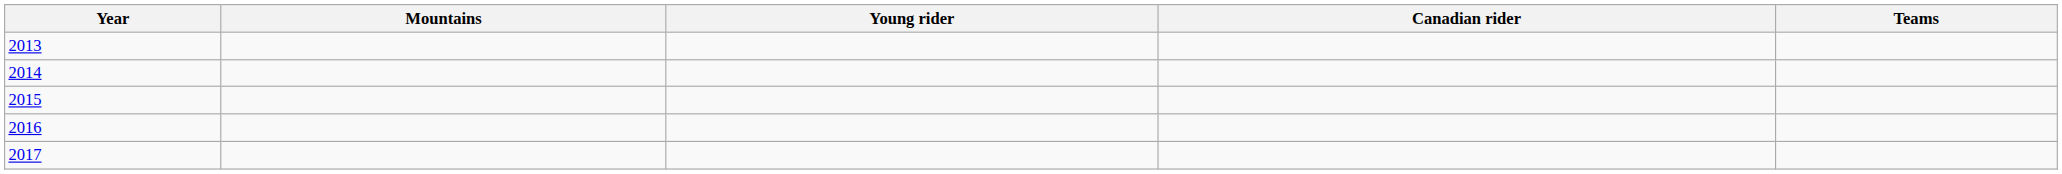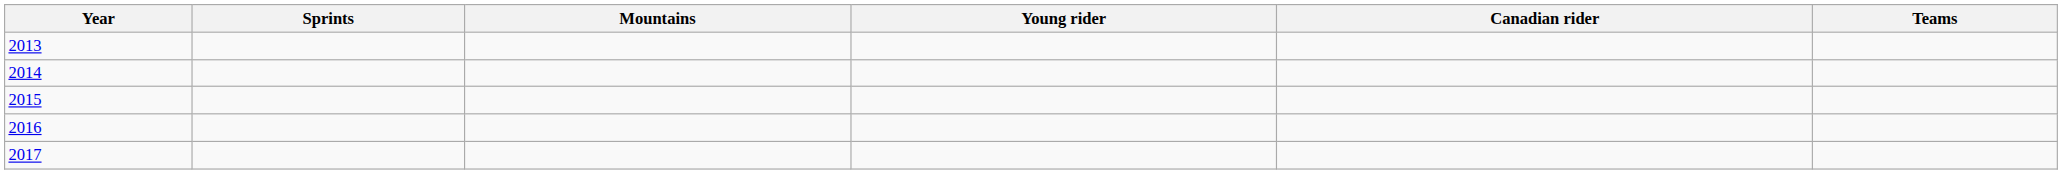+ column: (328, 18)
